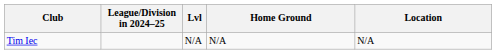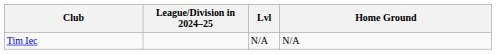- column: (423, 18)
